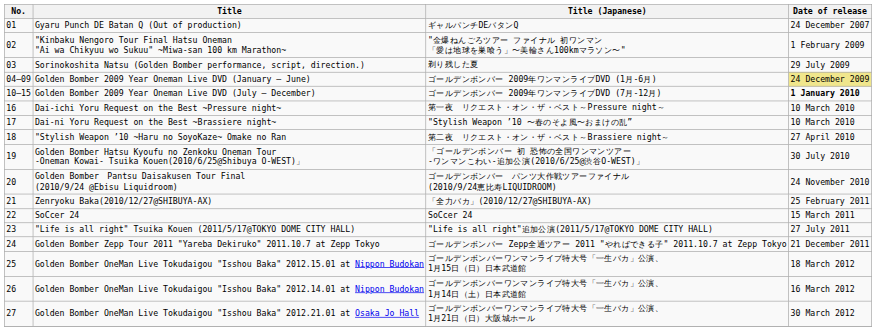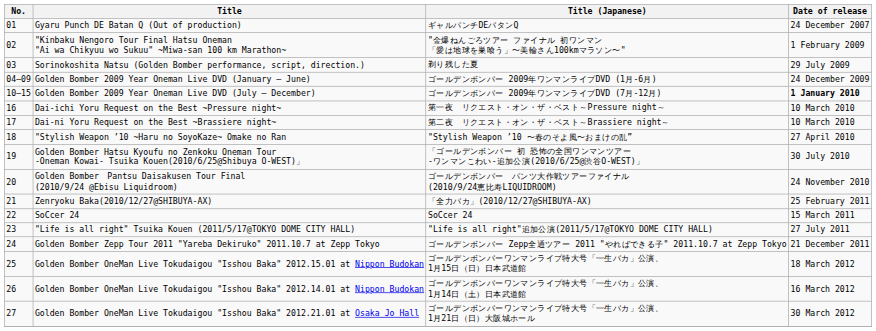(830, 79) khaki background -> (830, 79) no background
(530, 122) "Stylish Weapon ’10 〜春のそよ風〜おまけの乱” -> (549, 122) 第二夜 リクエスト・オン・ザ・ベスト～Brassiere night～
(549, 136) 第二夜 リクエスト・オン・ザ・ベスト～Brassiere night～ -> (530, 136) "Stylish Weapon ’10 〜春のそよ風〜おまけの乱”
